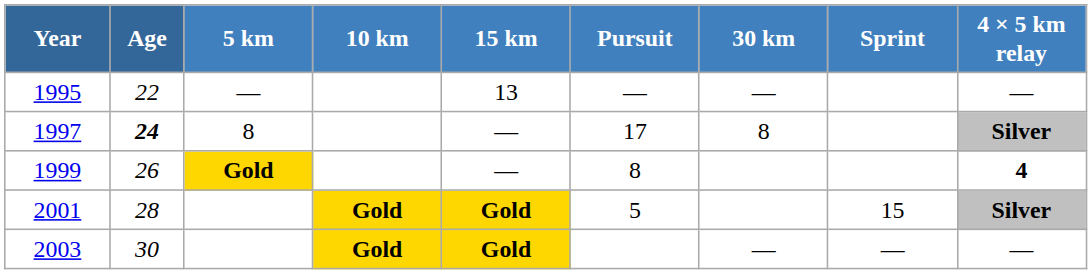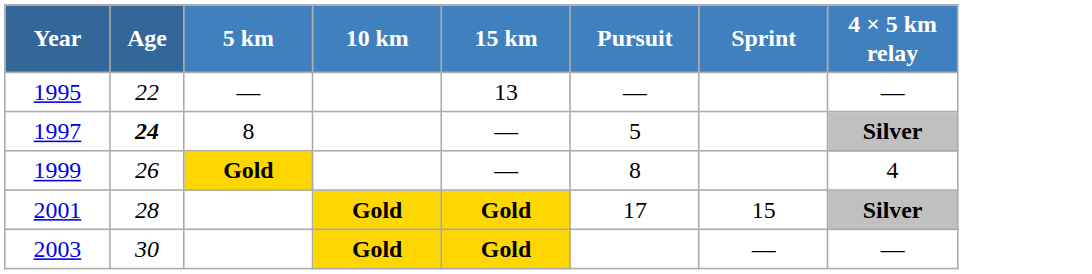- column: (764, 38)
(635, 131) 17 -> (635, 131) 5
(1021, 170) bold -> (893, 170) normal
(635, 210) 5 -> (635, 210) 17
